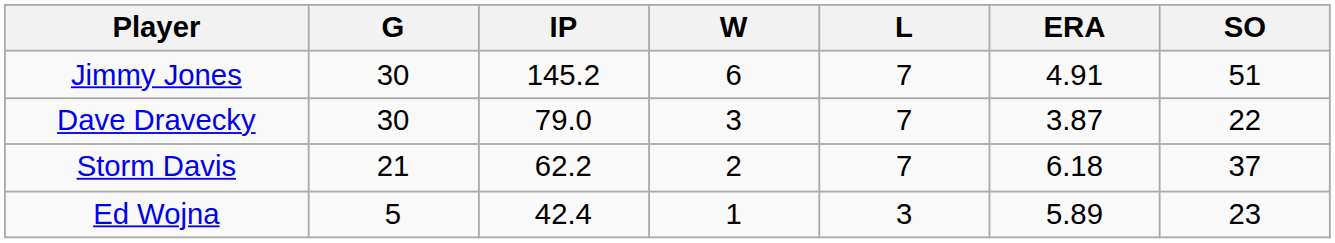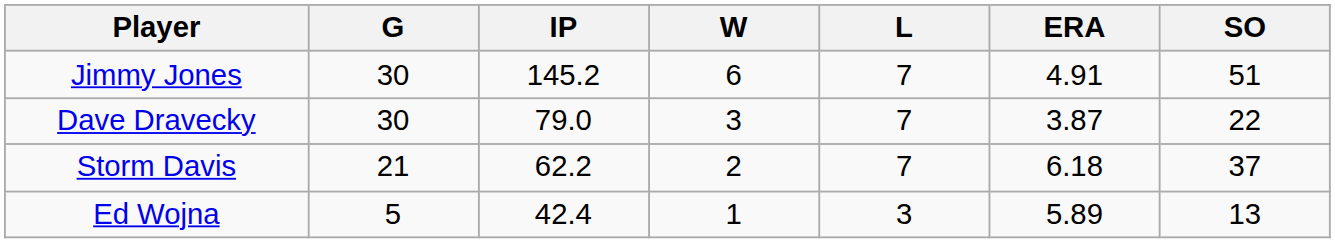(1245, 213) 23 -> (1245, 213) 13
